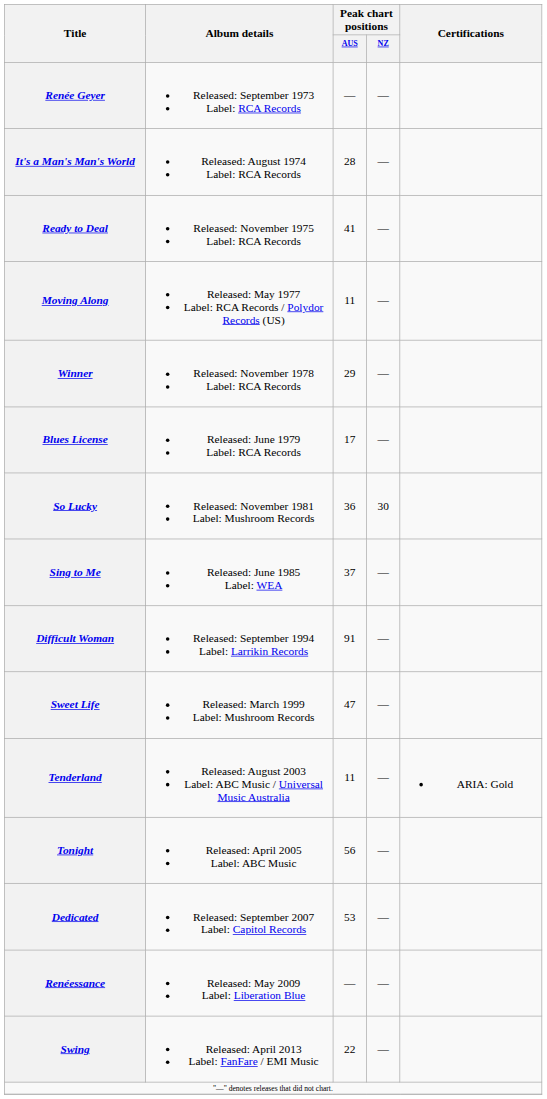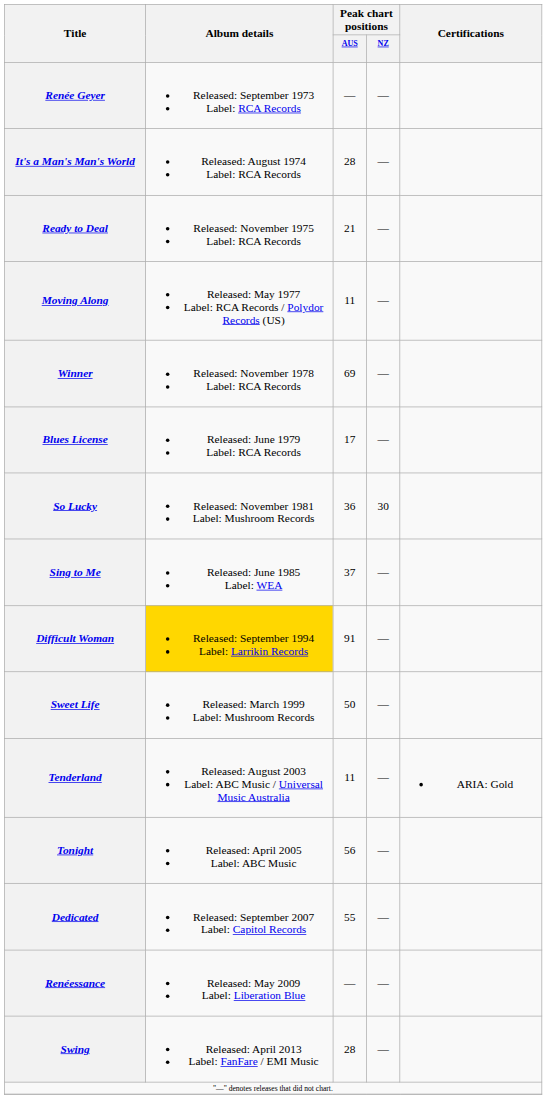(350, 228) 41 -> (350, 228) 21
(350, 373) 29 -> (350, 373) 69
(239, 645) no background -> (239, 645) gold background
(350, 705) 47 -> (350, 705) 50
(350, 916) 53 -> (350, 916) 55
(350, 1049) 22 -> (350, 1049) 28
